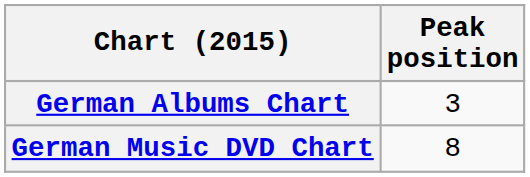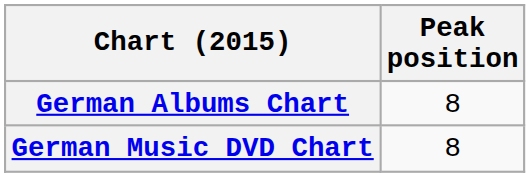(453, 104) 3 -> (453, 104) 8
